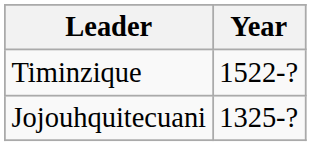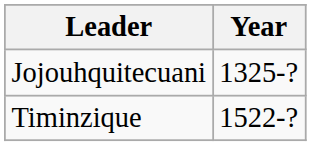rows swapped: (109, 117) <-> (77, 72)
